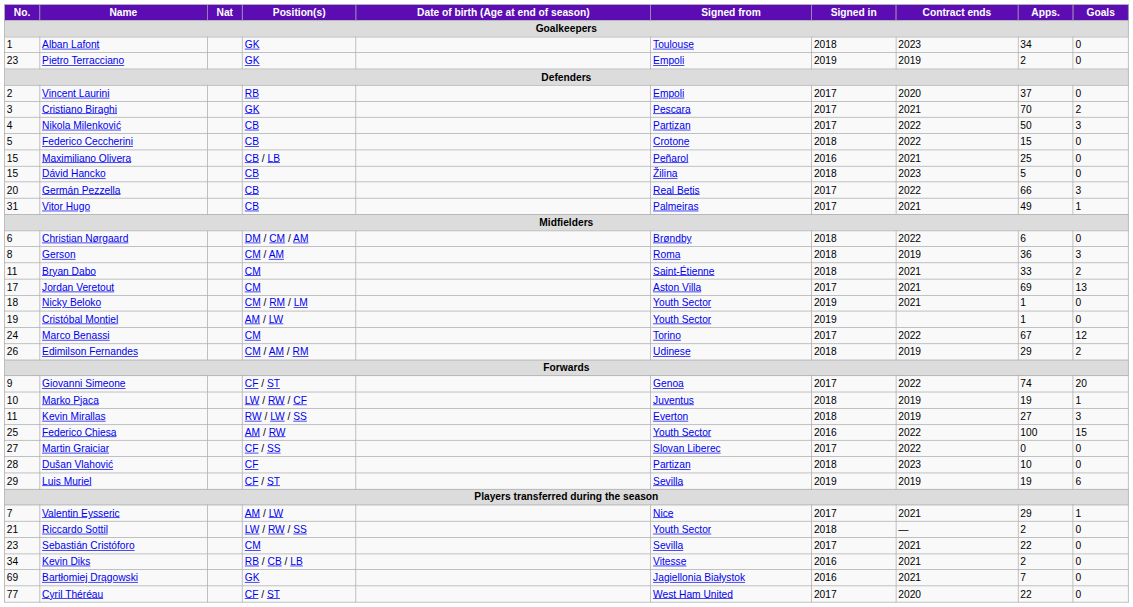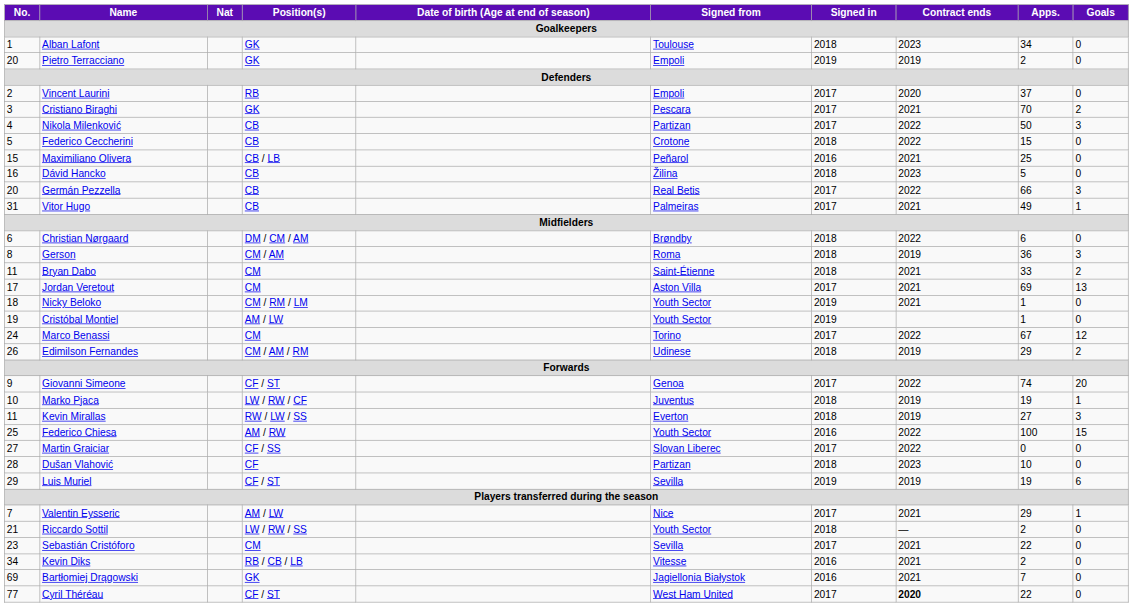(12, 61) 23 -> (12, 61) 20
(12, 174) 15 -> (12, 174) 16
(910, 594) normal -> (910, 594) bold
